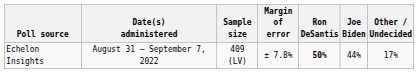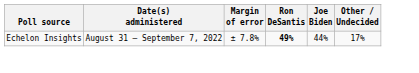- column: (237, 28)
(320, 55) 50% -> (286, 38) 49%
